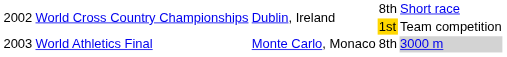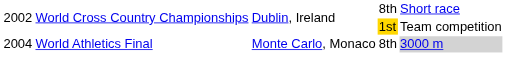(18, 44) 2003 -> (18, 44) 2004
